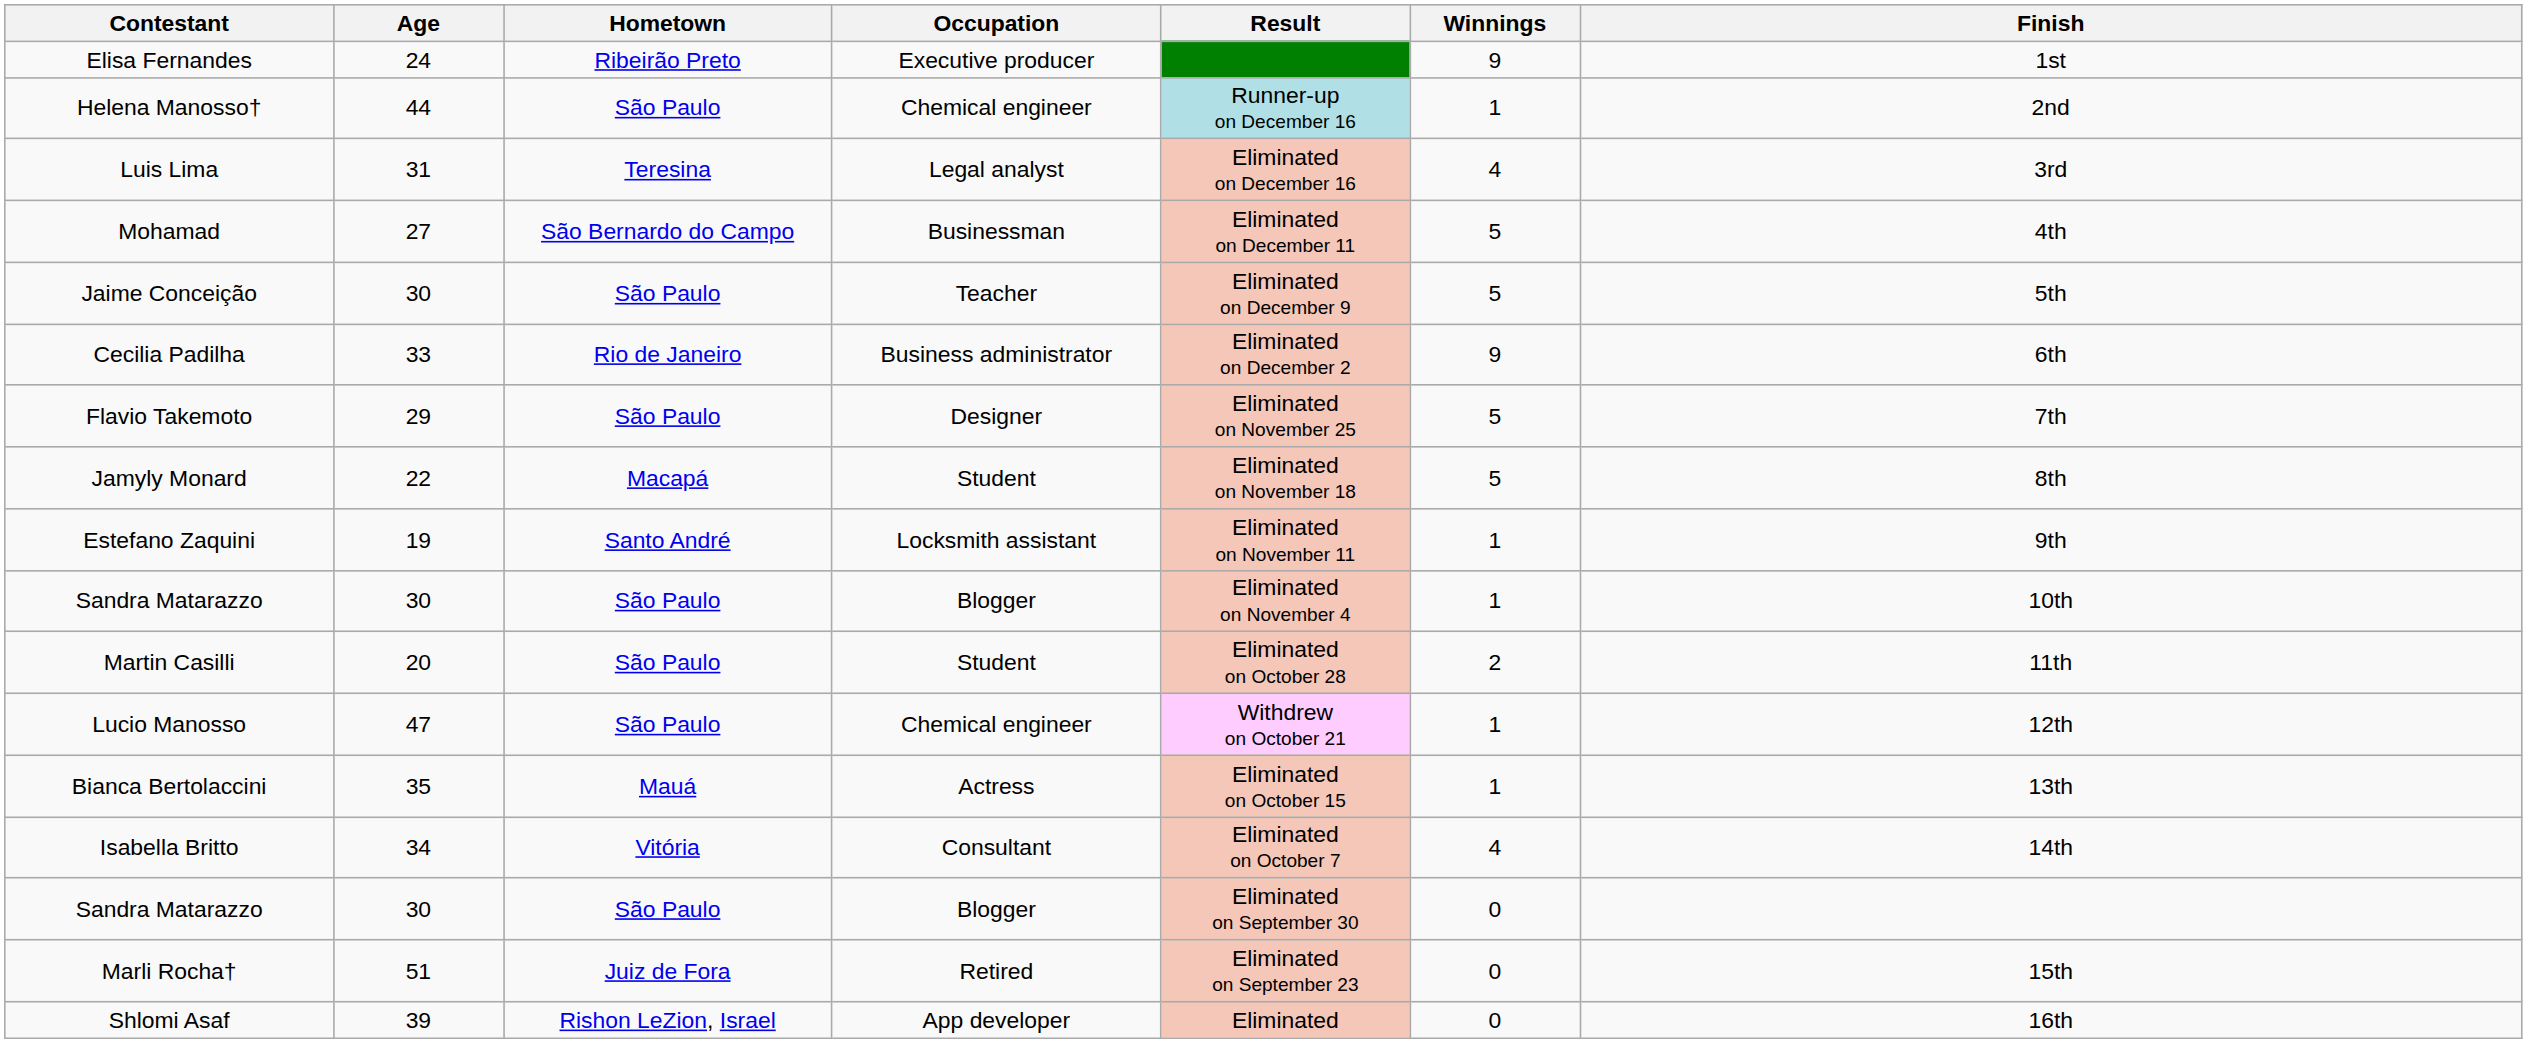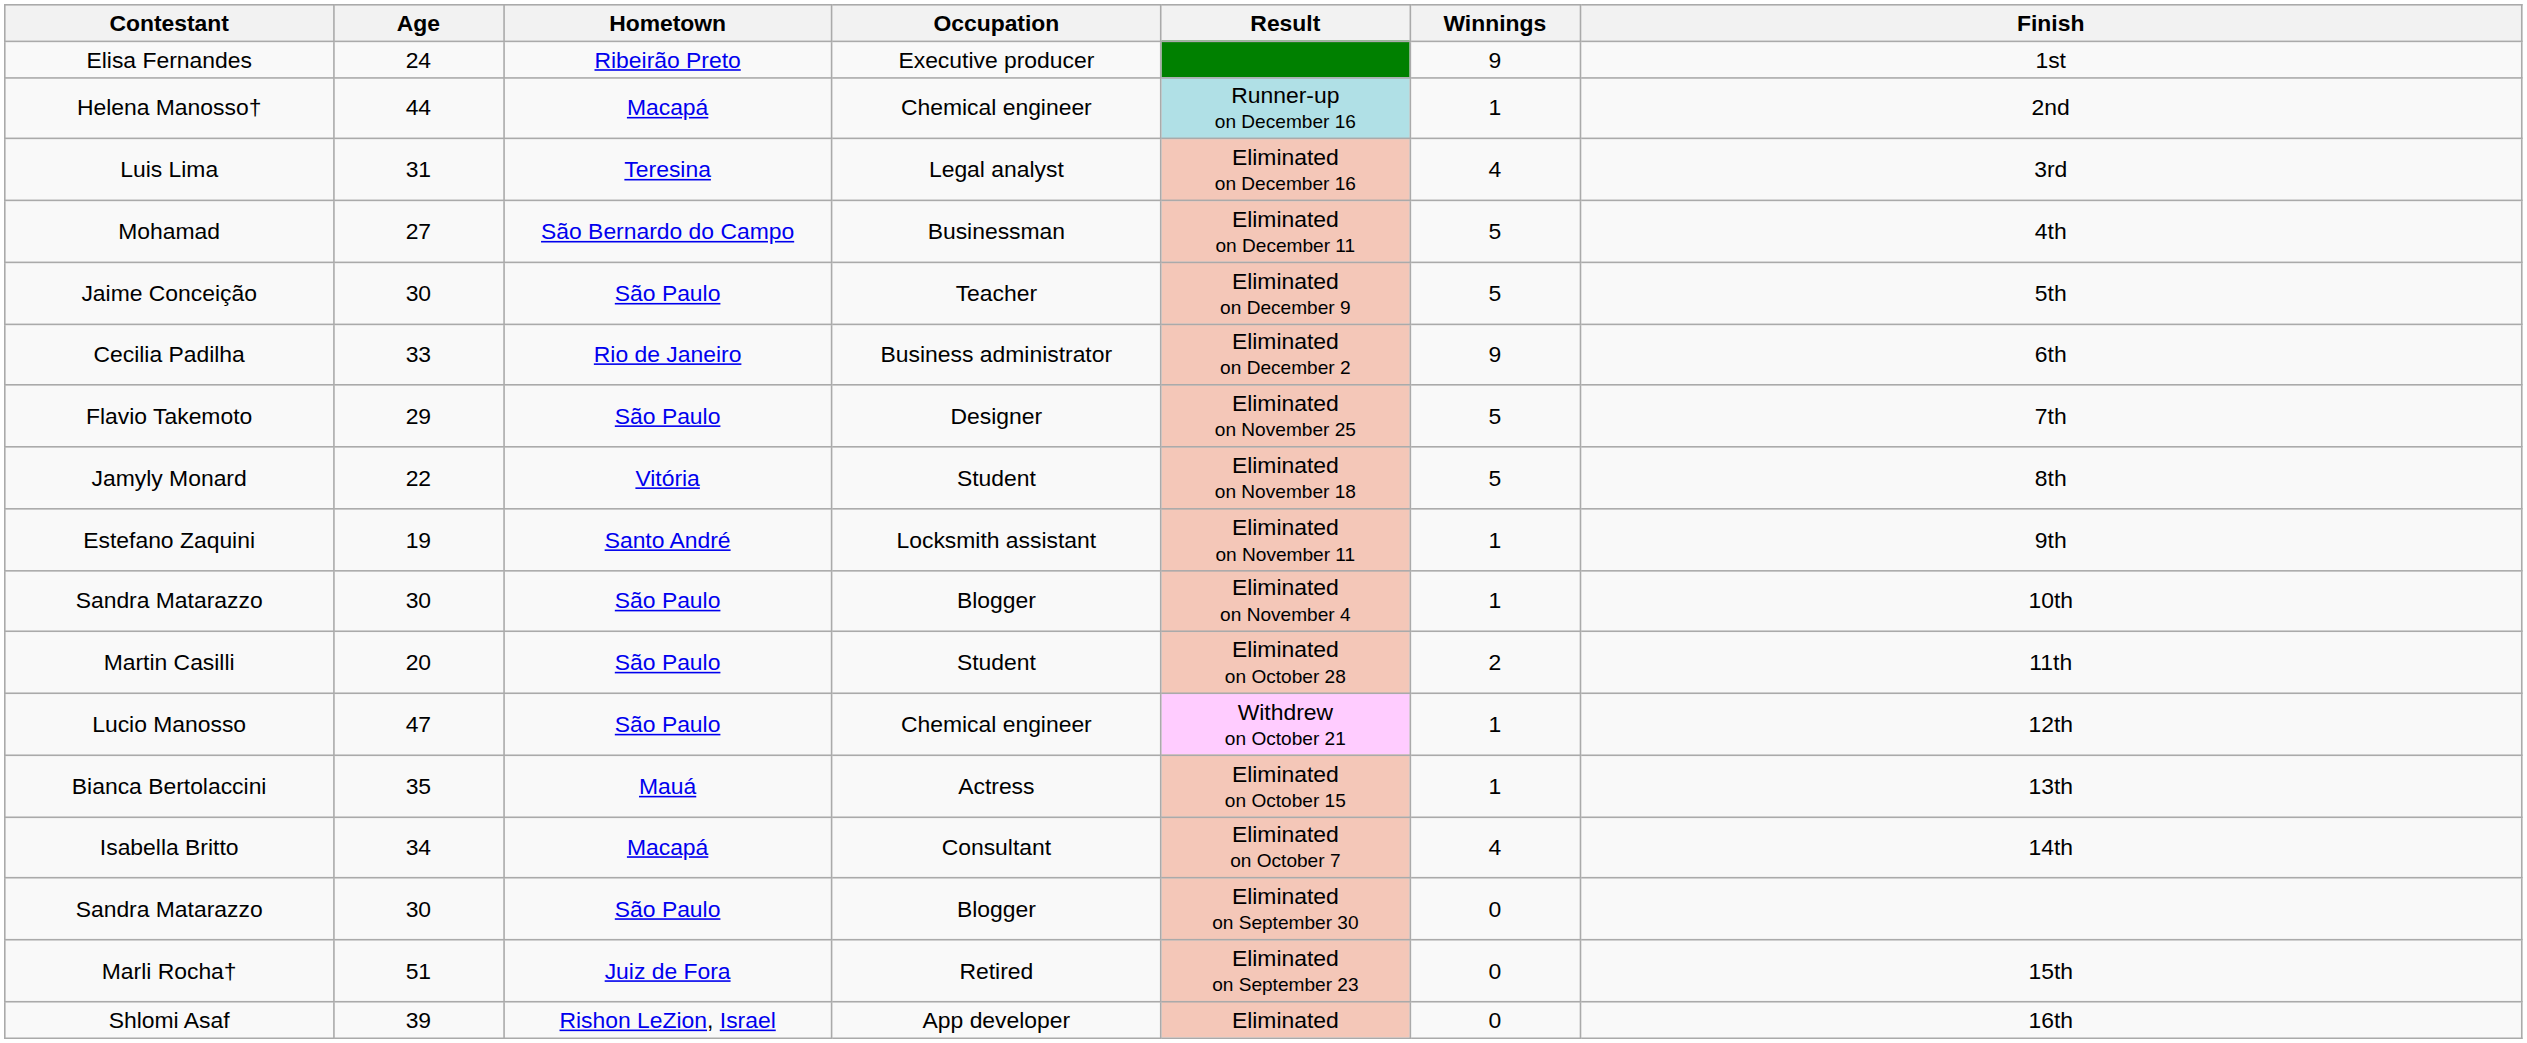(668, 108) São Paulo -> (668, 108) Macapá
(668, 478) Macapá -> (668, 478) Vitória
(668, 848) Vitória -> (668, 848) Macapá
